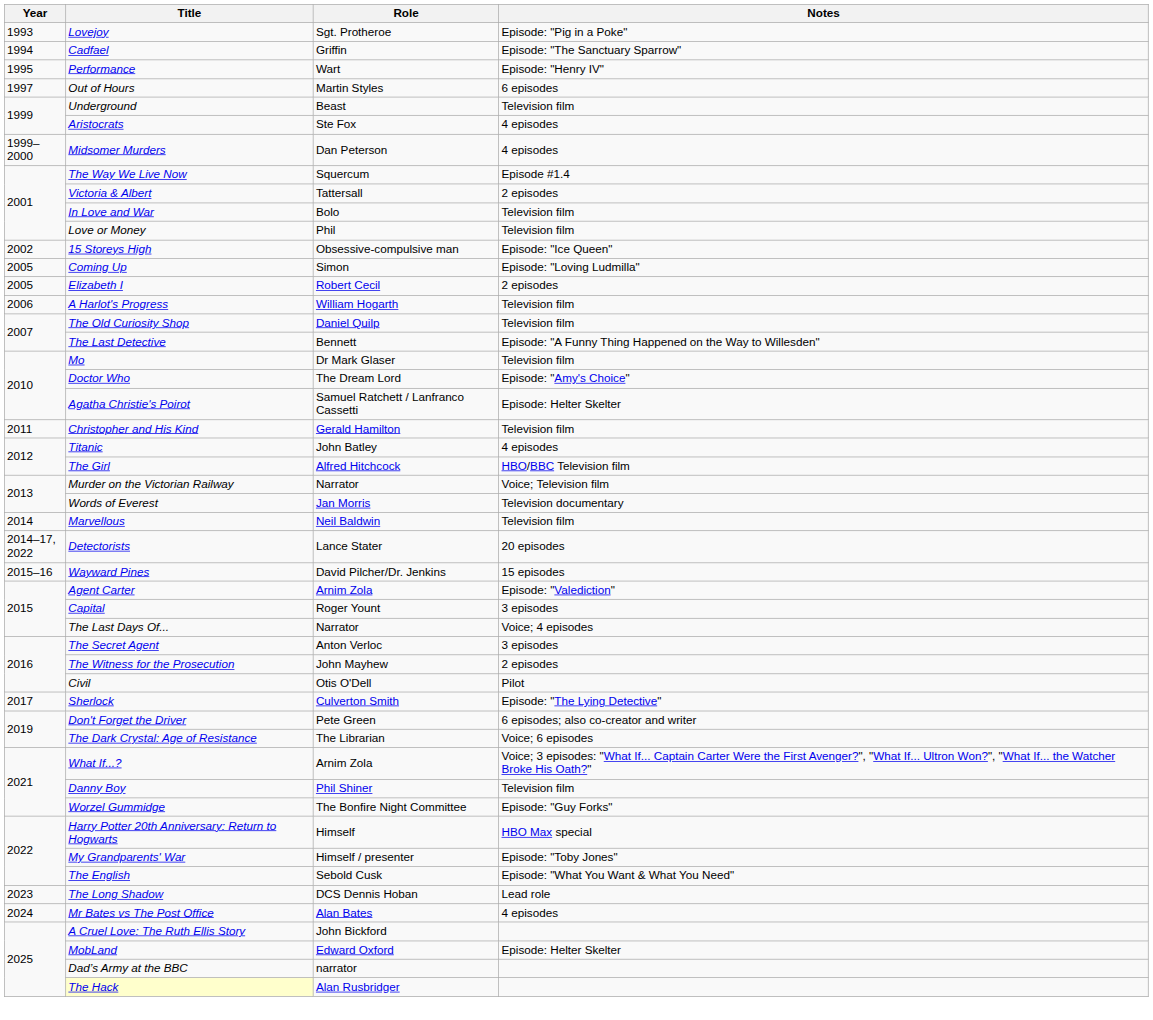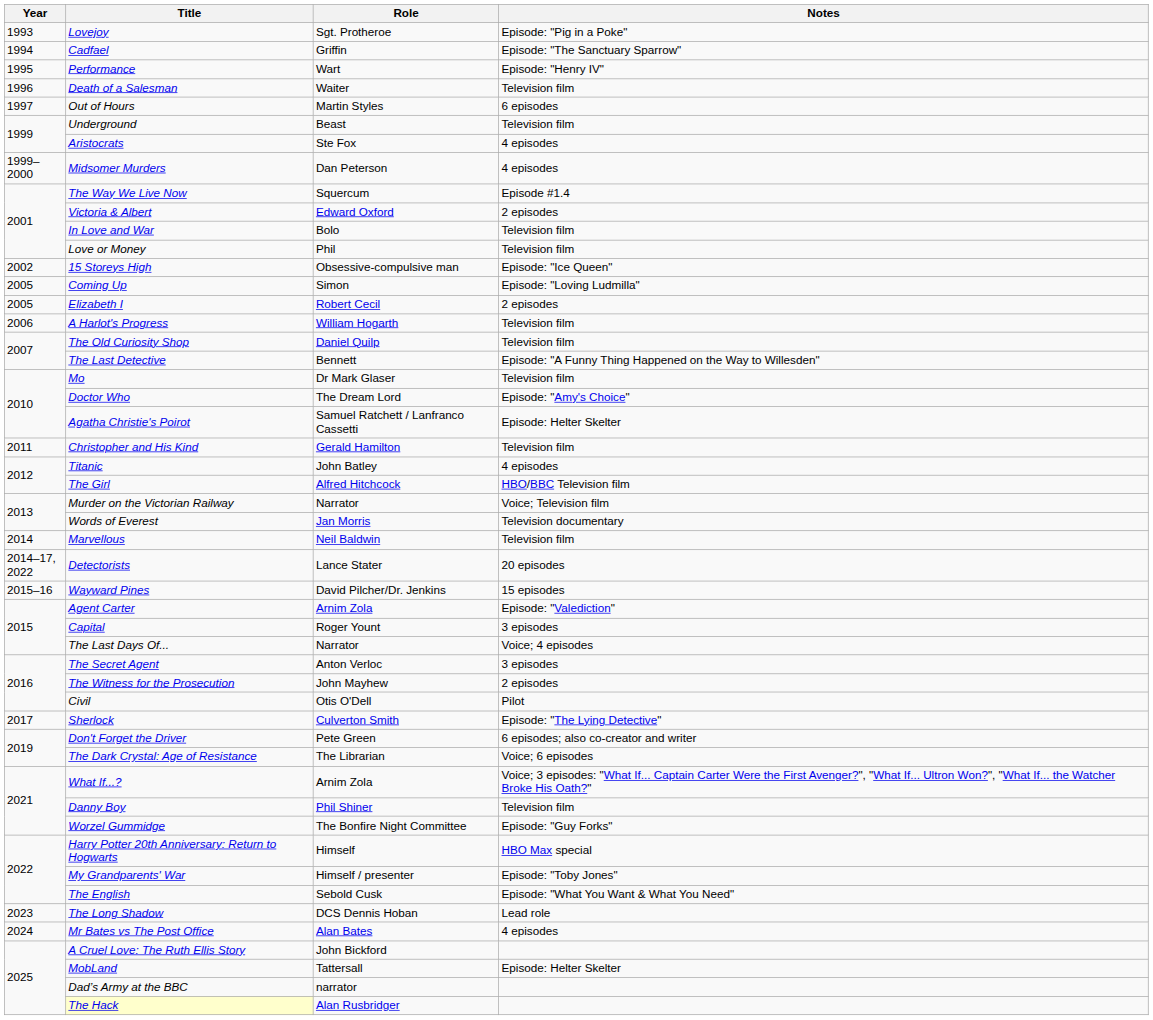+ row: (123, 87)
(339, 193) Tattersall -> (355, 212) Edward Oxford
(355, 950) Edward Oxford -> (339, 968) Tattersall
